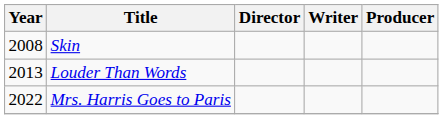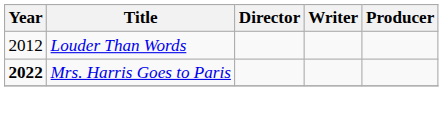- row: (65, 45)
(26, 72) 2013 -> (26, 45) 2012
(26, 99) normal -> (26, 72) bold
